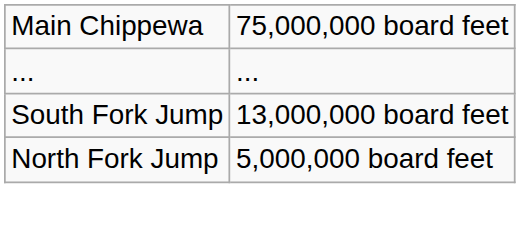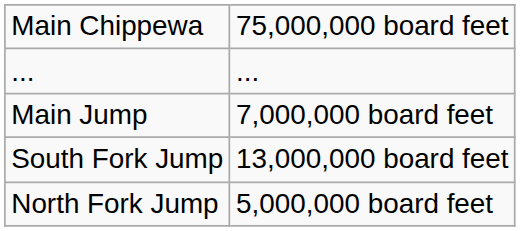+ row: (79, 114)
